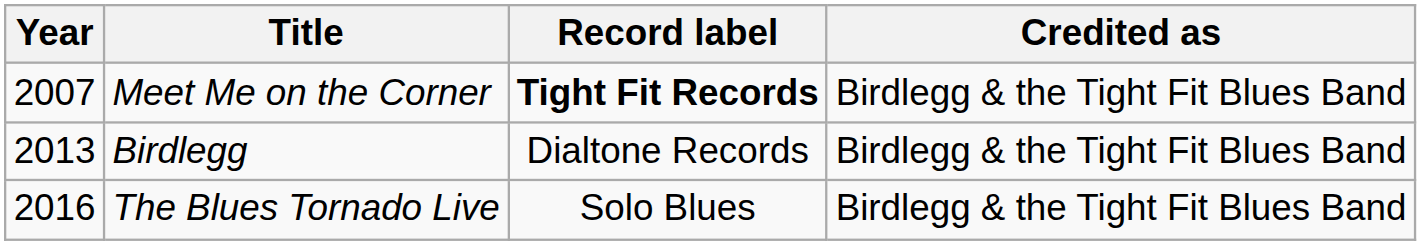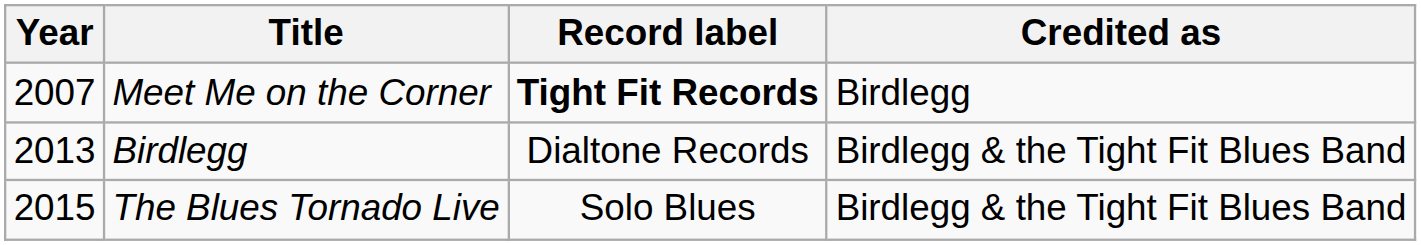(1121, 92) Birdlegg & the Tight Fit Blues Band -> (903, 92) Birdlegg
(55, 208) 2016 -> (55, 208) 2015
